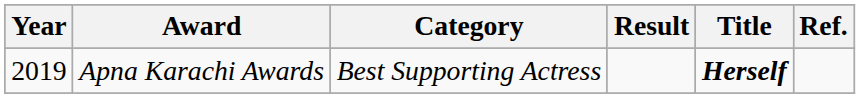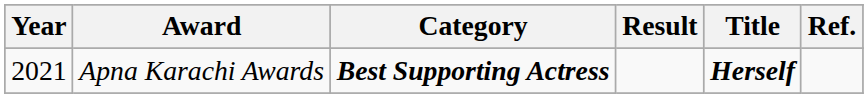(39, 70) 2019 -> (39, 70) 2021
(469, 70) normal -> (473, 70) bold
